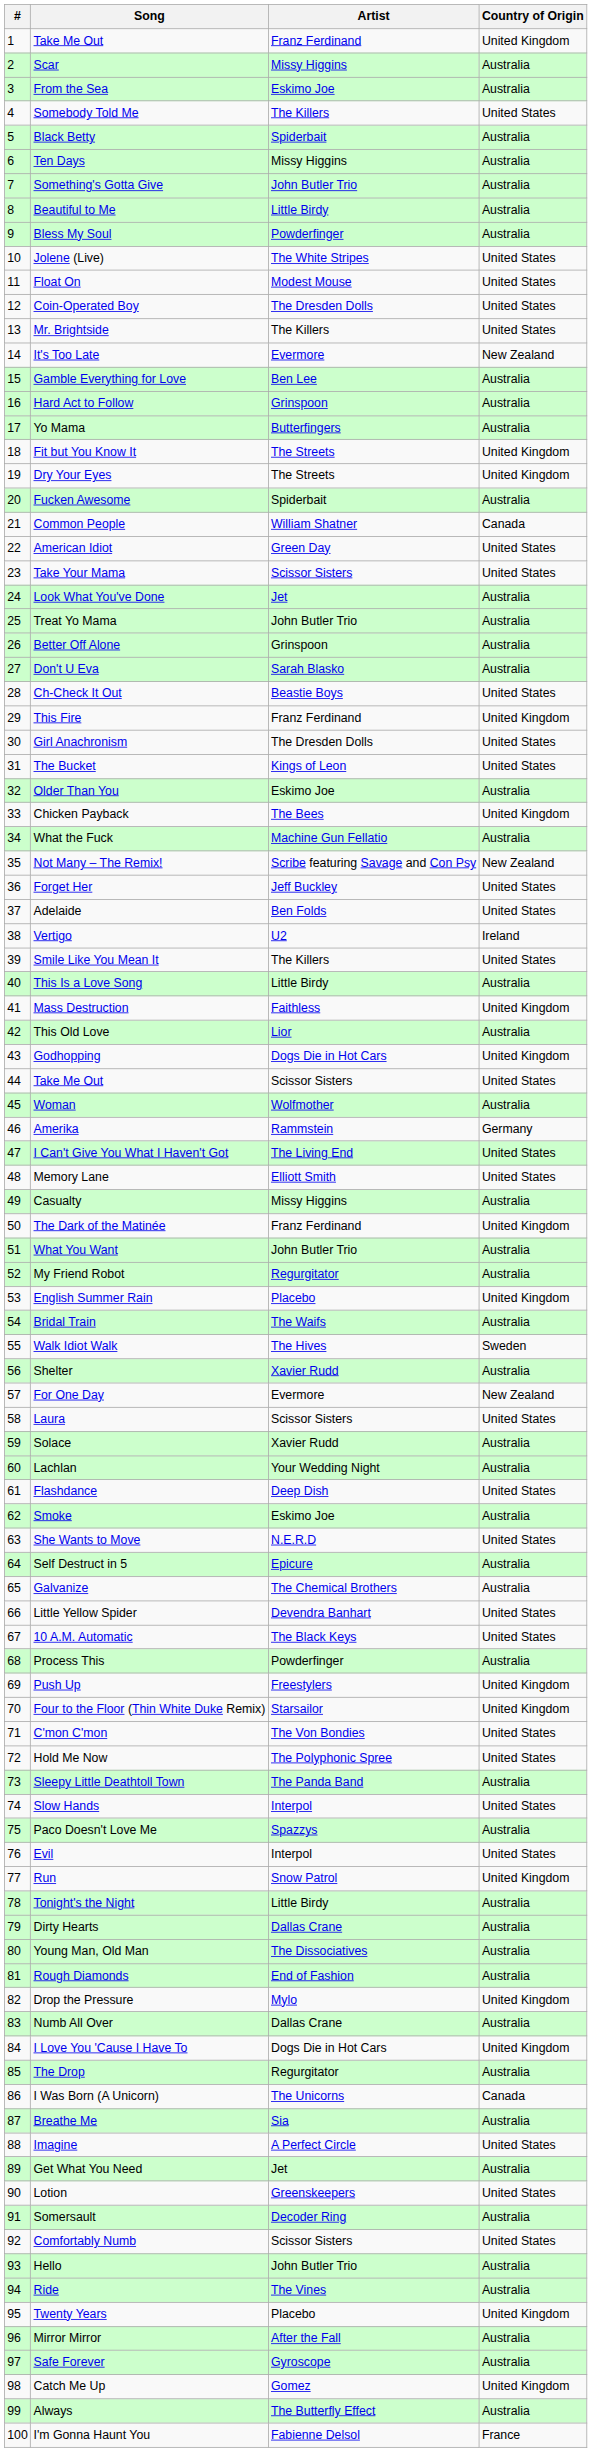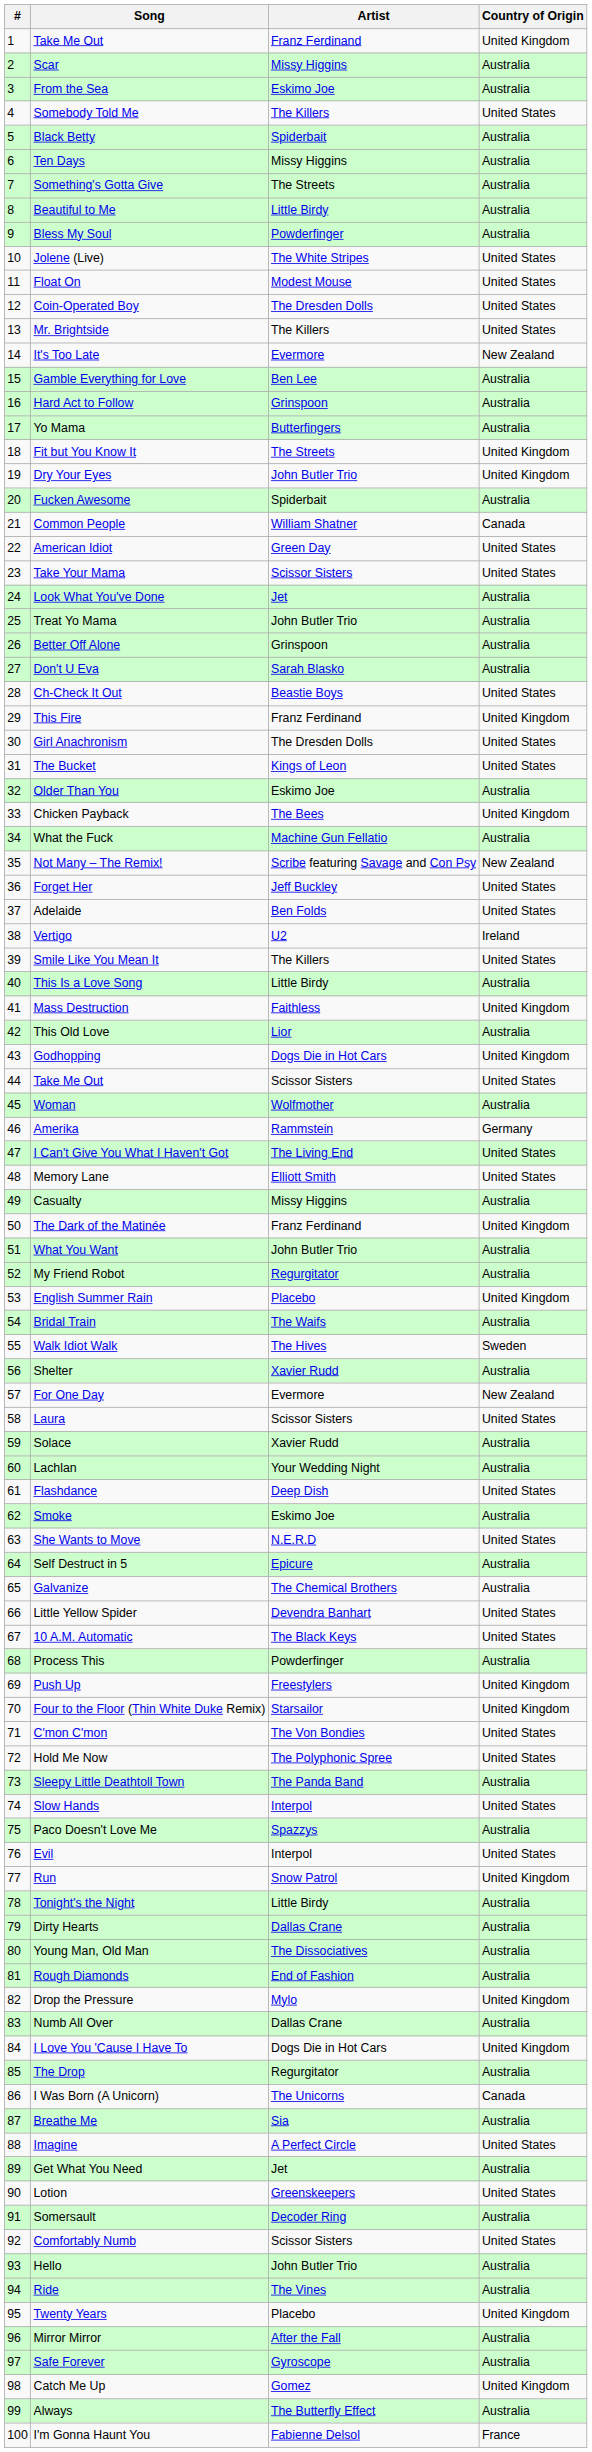(314, 185) John Butler Trio -> (303, 185) The Streets
(303, 475) The Streets -> (314, 475) John Butler Trio
